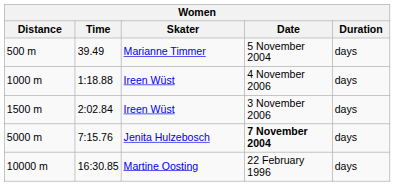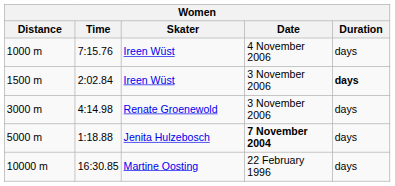- row: (21, 52)
(95, 80) 1:18.88 -> (95, 52) 7:15.76
(346, 109) normal -> (347, 80) bold
+ row: (24, 109)
(95, 138) 7:15.76 -> (95, 138) 1:18.88
